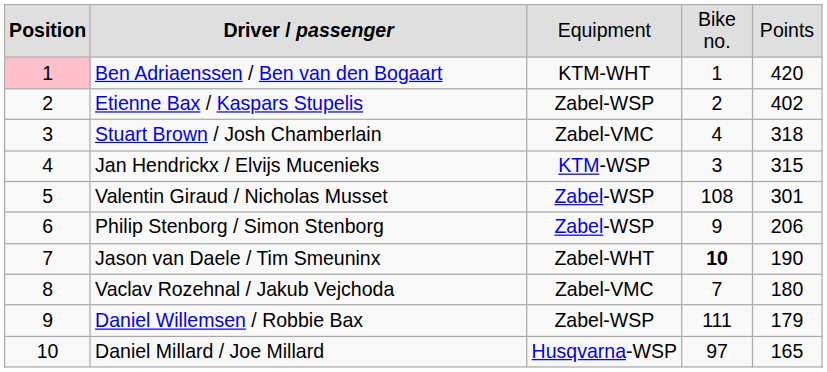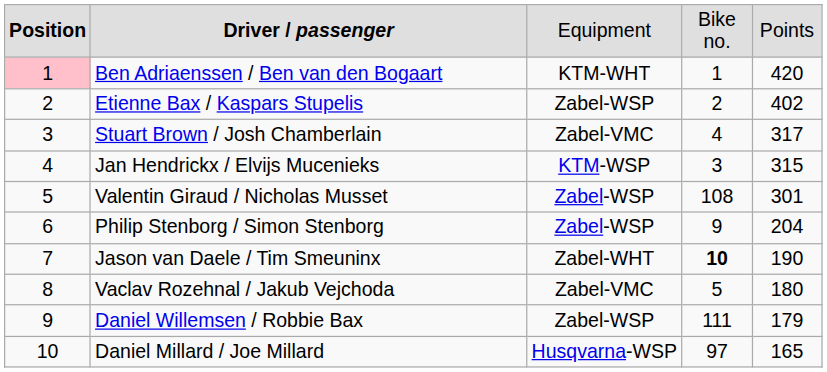(787, 134) 318 -> (787, 134) 317
(787, 227) 206 -> (787, 227) 204
(717, 289) 7 -> (717, 289) 5
